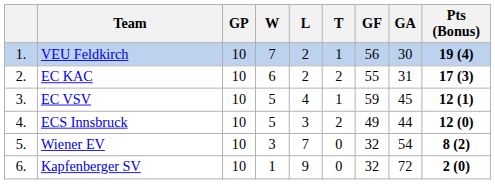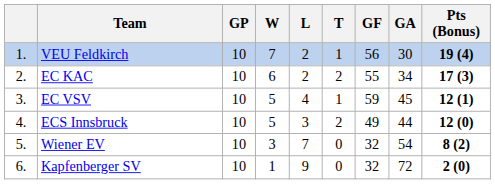(405, 76) 31 -> (405, 76) 34
